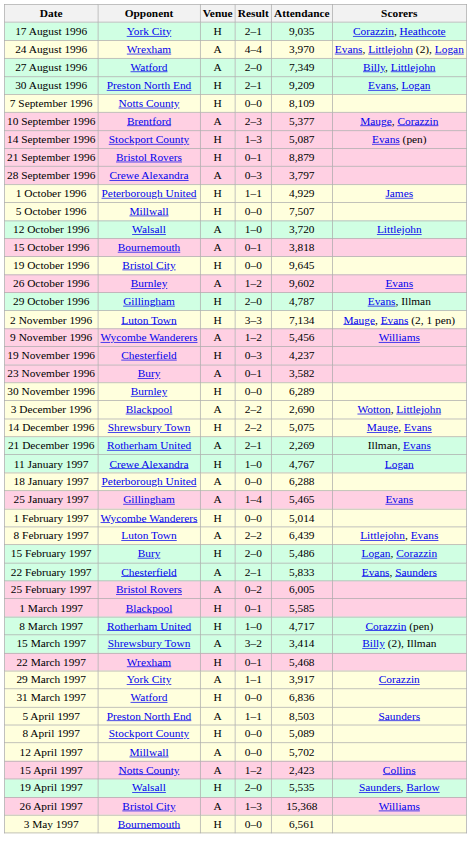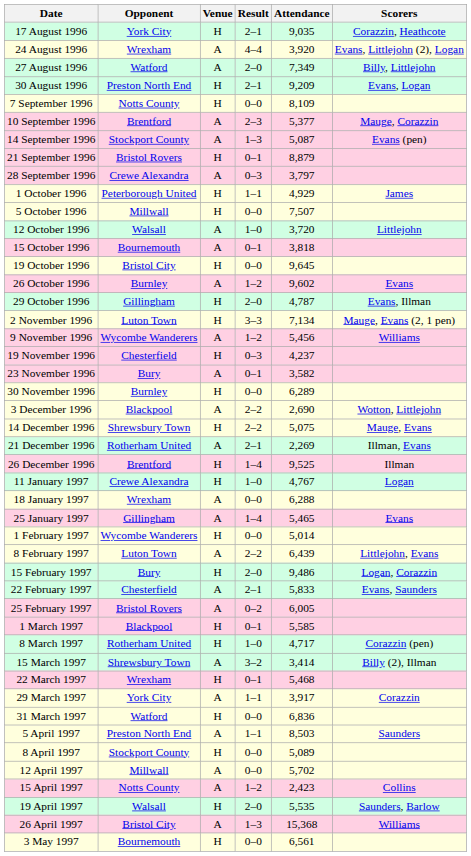(302, 49) 3,970 -> (302, 49) 3,920
(218, 139) H -> (218, 139) A
+ row: (51, 463)
(149, 481) Peterborough United -> (149, 499) Wrexham
(302, 553) 5,486 -> (302, 572) 9,486
